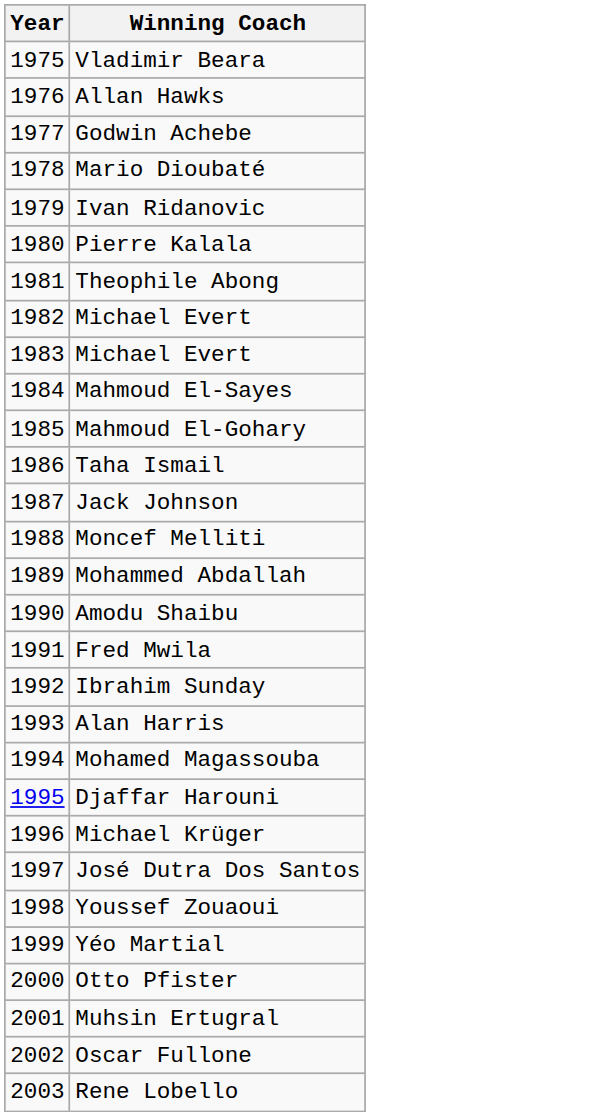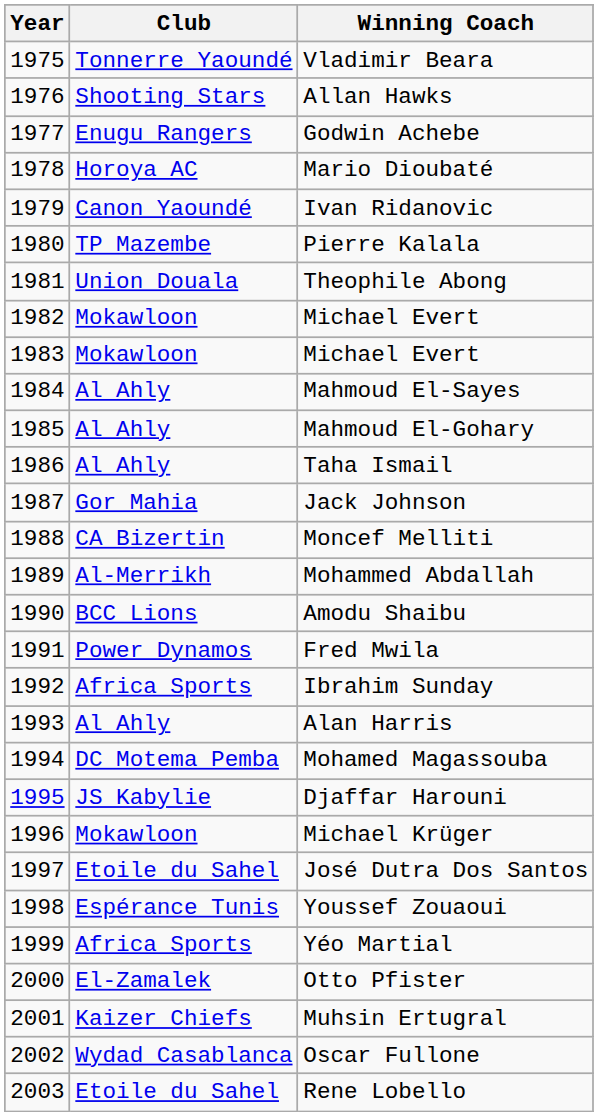+ column: (184, 23)
